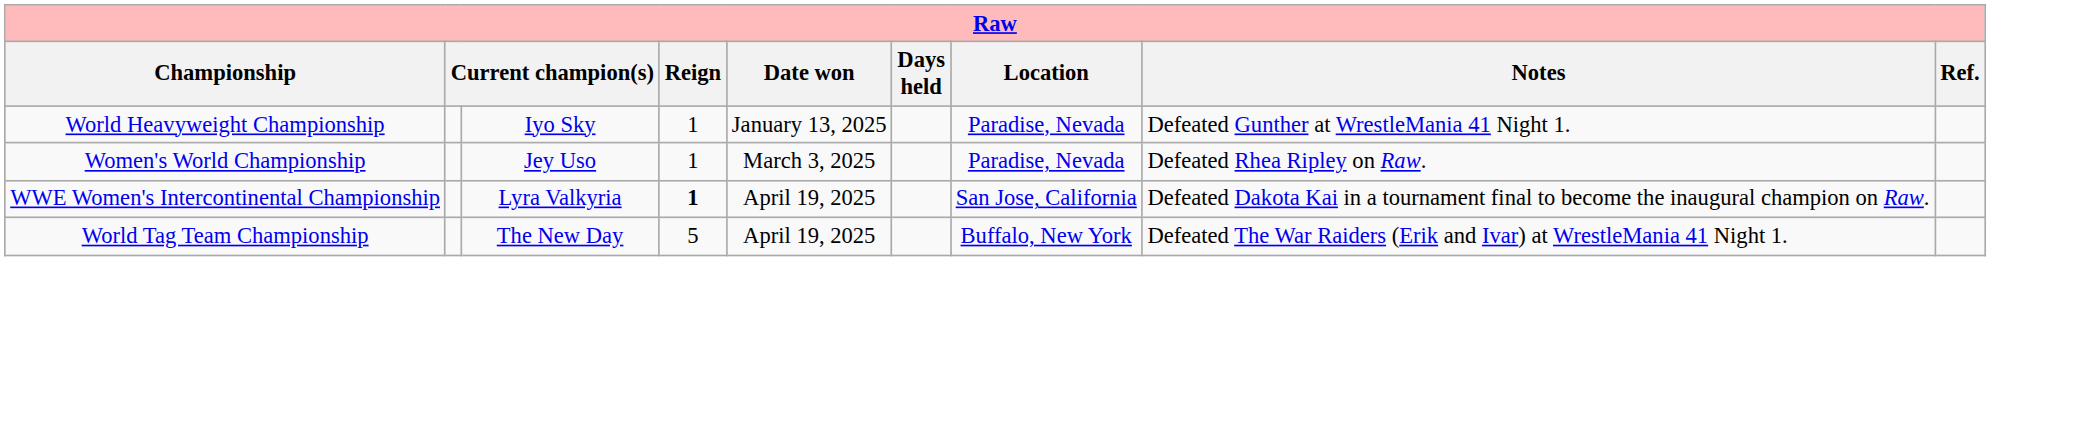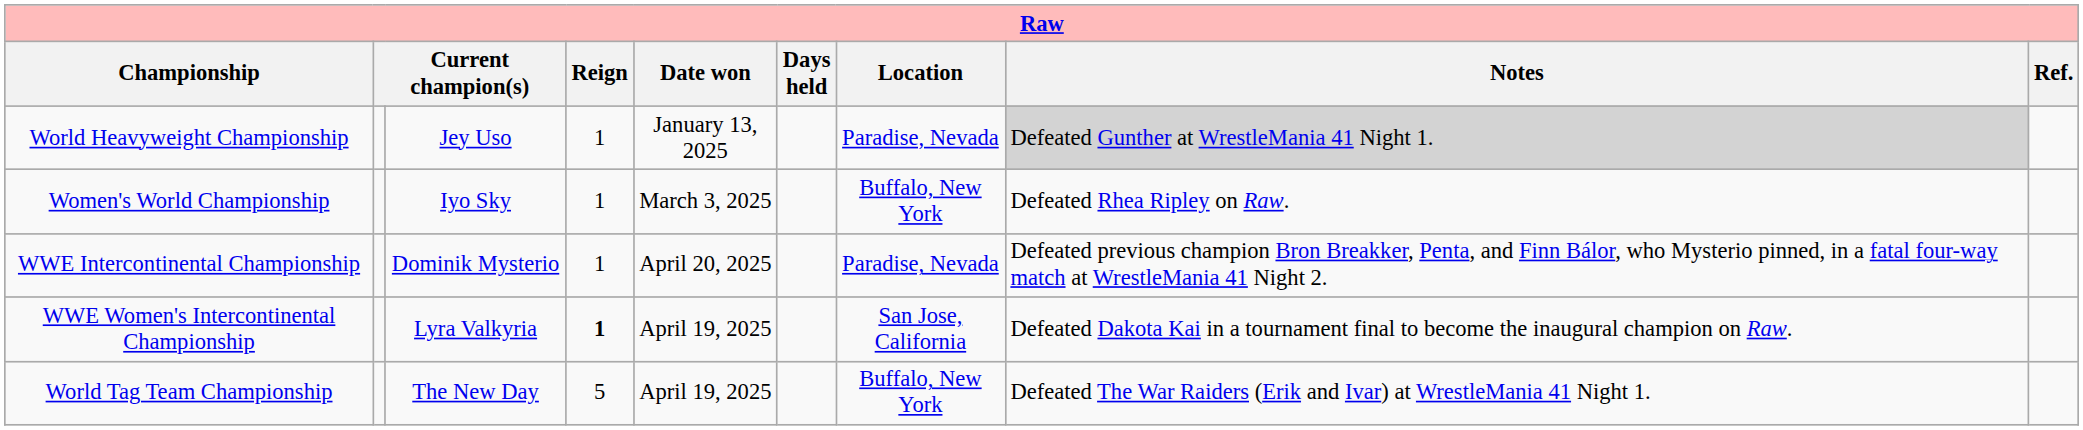(560, 123) Iyo Sky -> (476, 137) Jey Uso
(1359, 123) no background -> (1222, 137) lightgrey background
(560, 161) Jey Uso -> (476, 200) Iyo Sky
(1046, 161) Paradise, Nevada -> (920, 200) Buffalo, New York
+ row: (189, 264)
